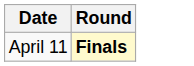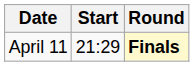+ column: (98, 18)
